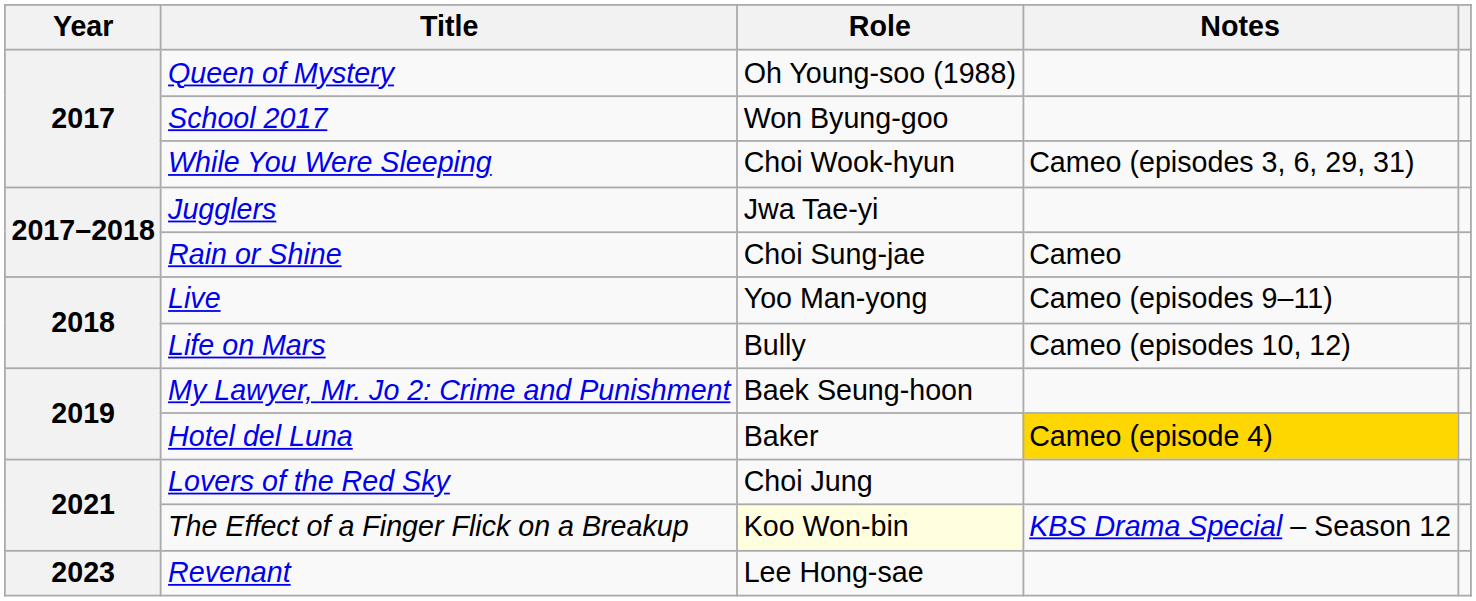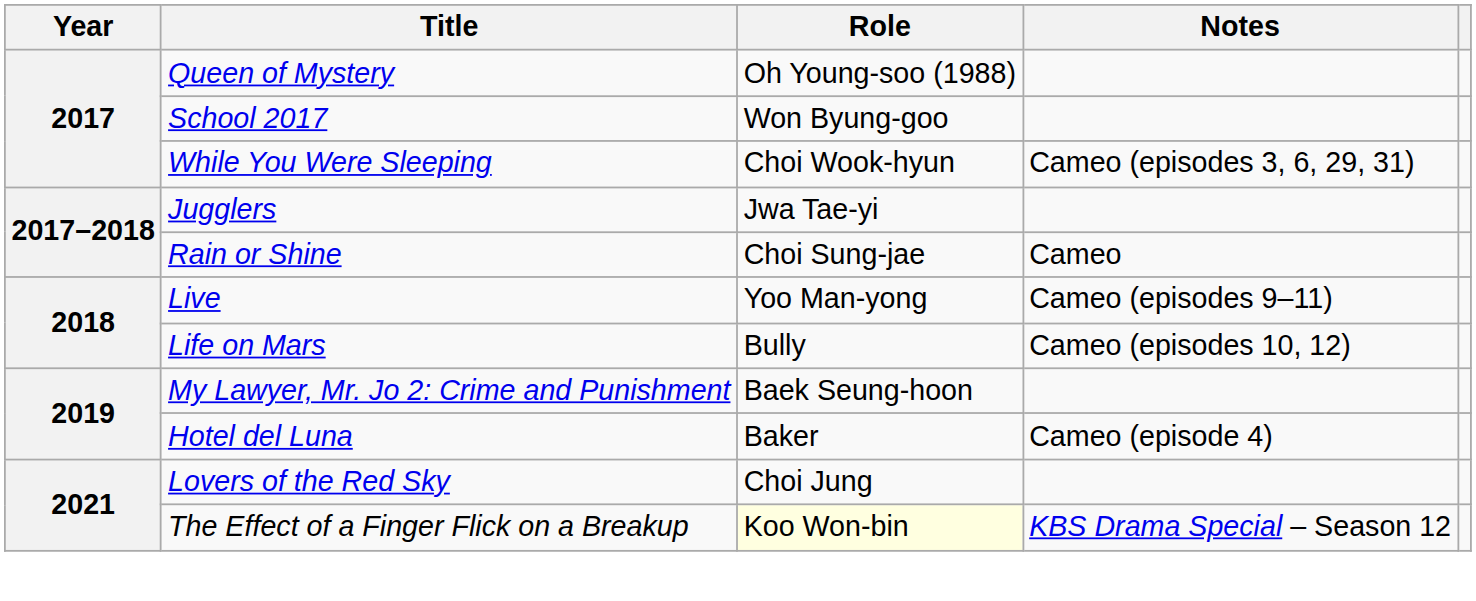(1151, 436) gold background -> (1151, 436) no background
- row: (229, 572)
